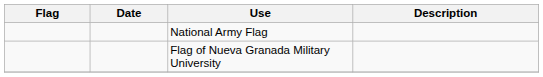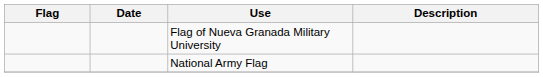rows swapped: (219, 31) <-> (250, 56)
